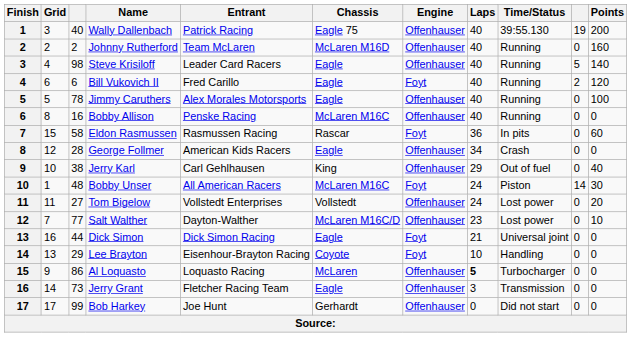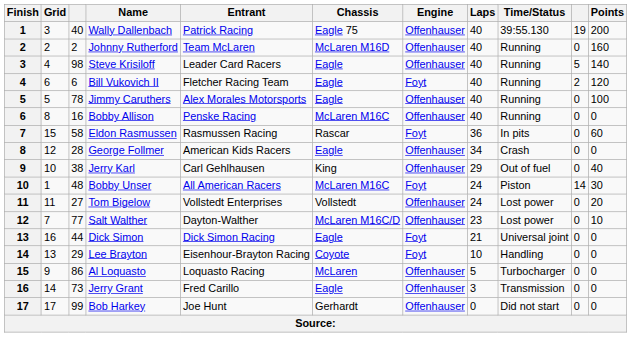(211, 82) Fred Carillo -> (236, 82) Fletcher Racing Team
(473, 271) bold -> (473, 271) normal
(236, 289) Fletcher Racing Team -> (211, 289) Fred Carillo
